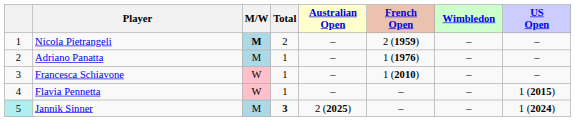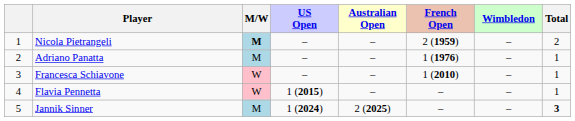columns swapped: (285, 18) <-> (537, 18)
(18, 108) paleturquoise background -> (18, 108) no background
